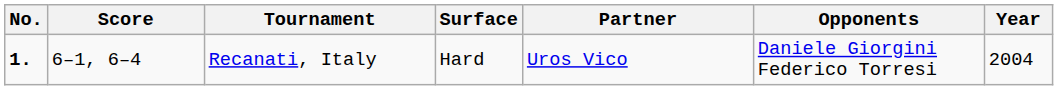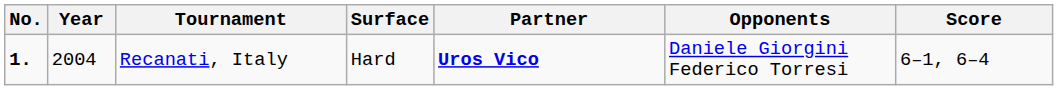columns swapped: (1018, 19) <-> (126, 19)
(577, 59) normal -> (489, 59) bold
